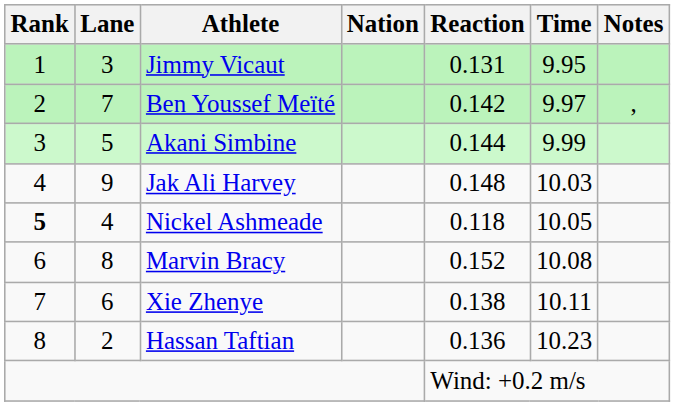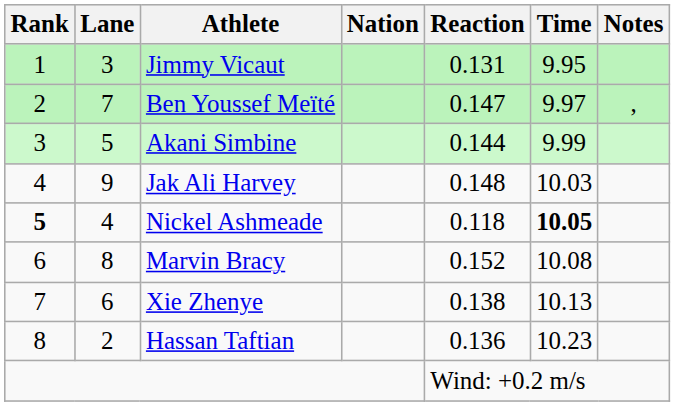(477, 103) 0.142 -> (477, 103) 0.147
(564, 222) normal -> (564, 222) bold
(564, 301) 10.11 -> (564, 301) 10.13
